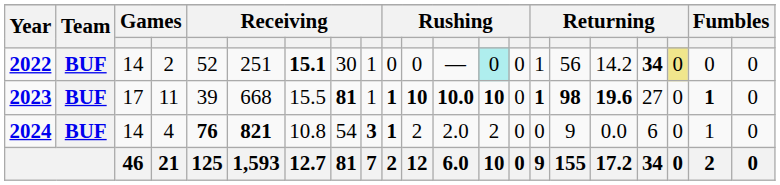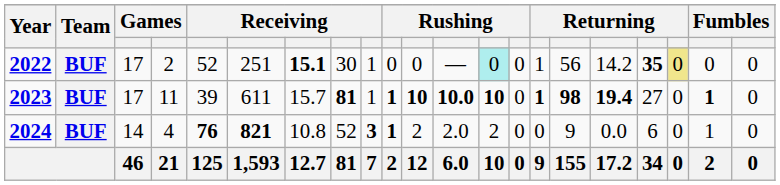(133, 64) 14 -> (133, 64) 17
(652, 64) 34 -> (652, 64) 35
(256, 97) 668 -> (256, 97) 611
(308, 97) 15.5 -> (308, 97) 15.7
(614, 97) 19.6 -> (614, 97) 19.4
(346, 130) 54 -> (346, 130) 52
